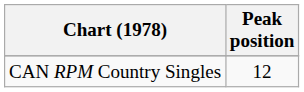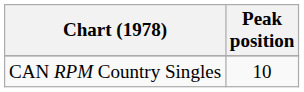(262, 71) 12 -> (262, 71) 10
